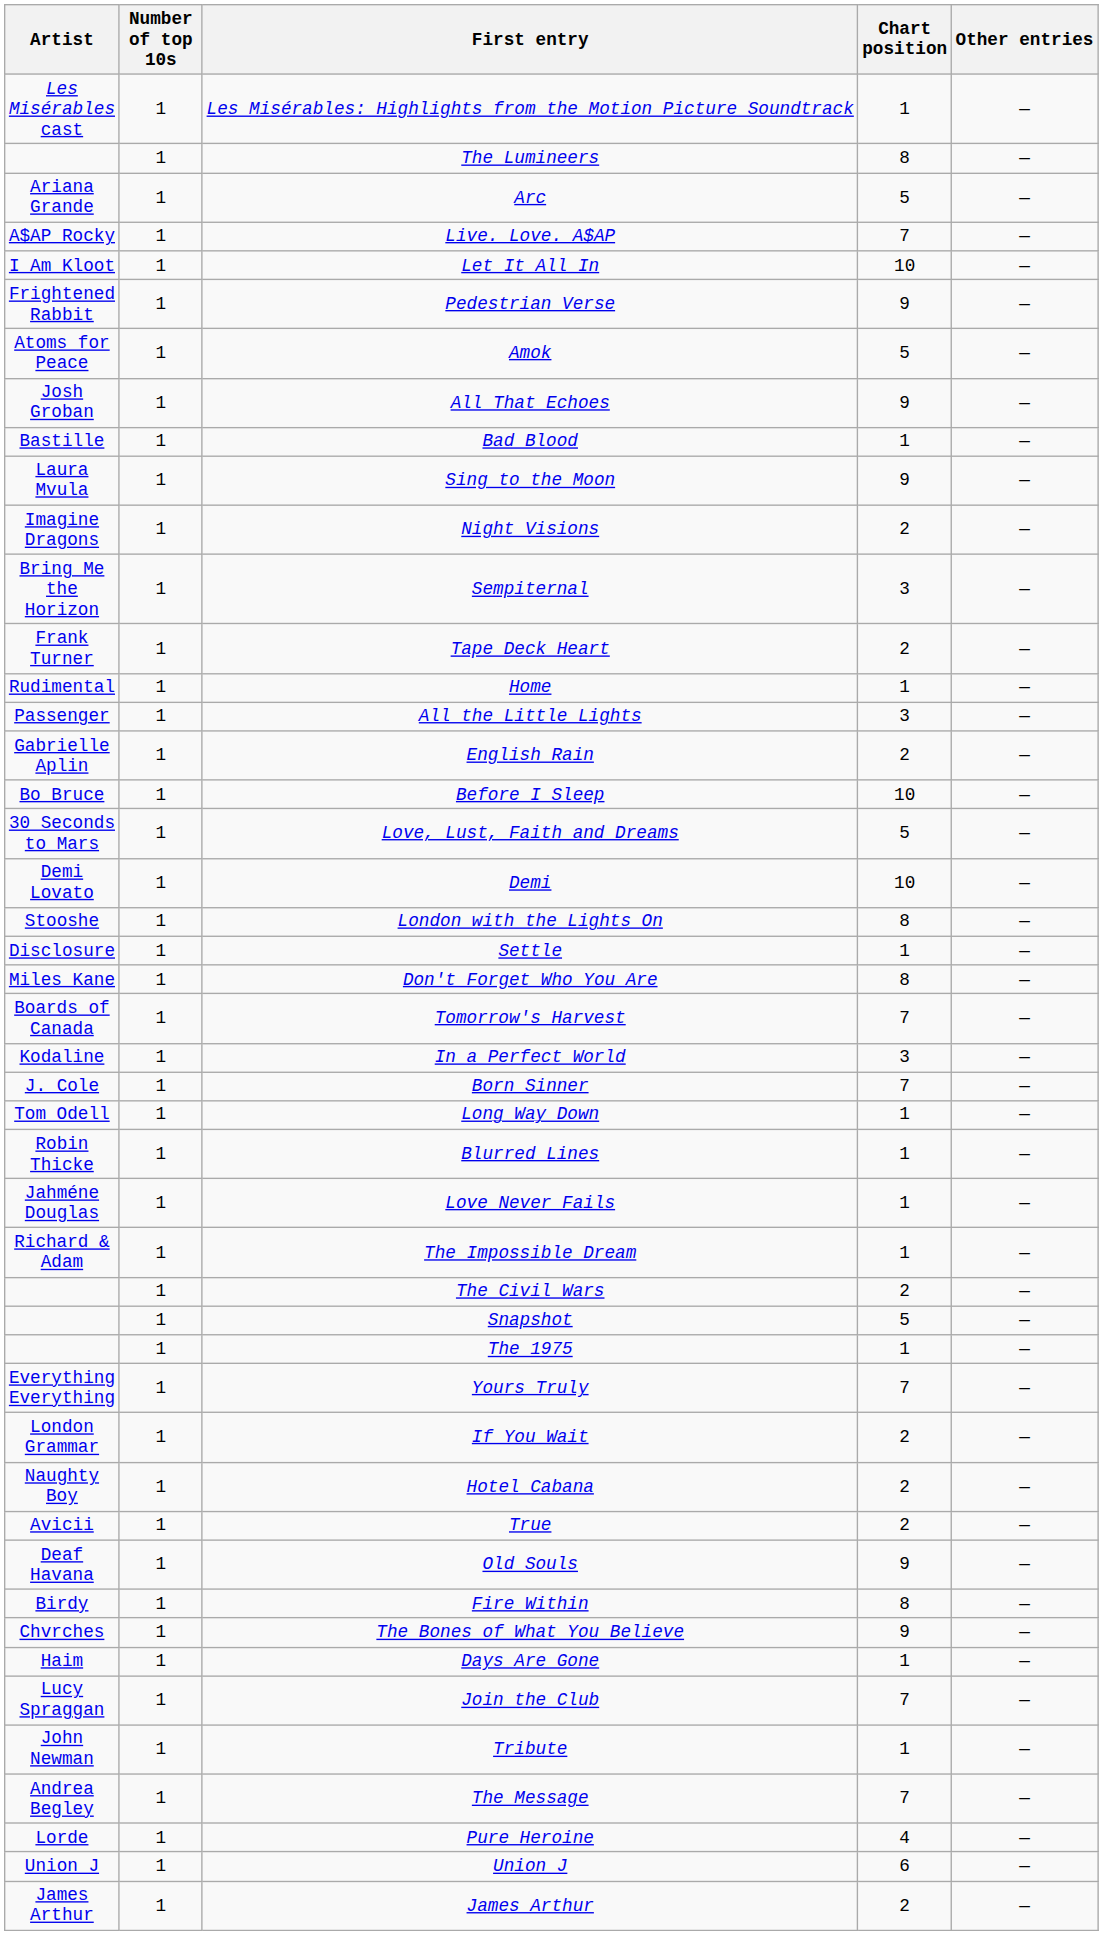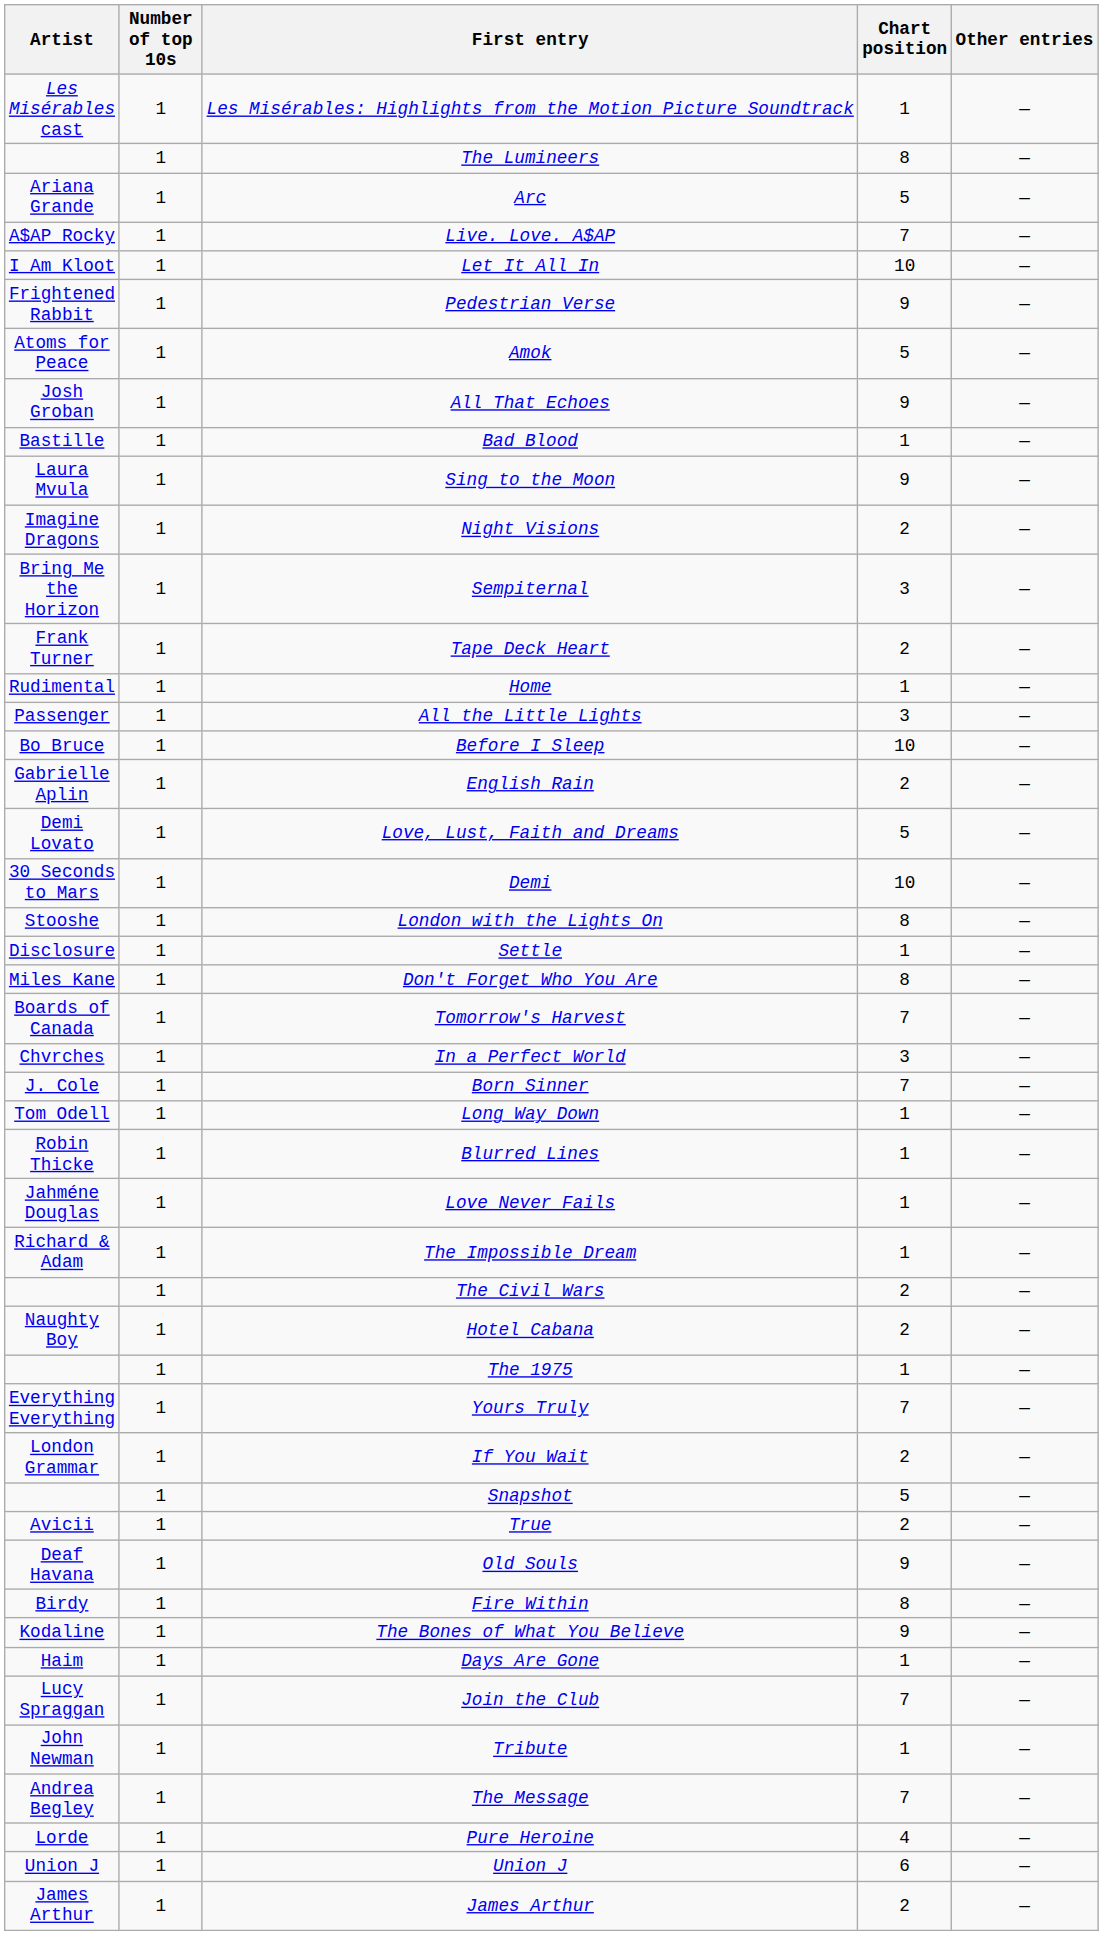rows swapped: (530, 795) <-> (530, 756)
(62, 834) 30 Seconds to Mars -> (62, 834) Demi Lovato
(62, 883) Demi Lovato -> (62, 883) 30 Seconds to Mars
(62, 1057) Kodaline -> (62, 1057) Chvrches
rows swapped: (530, 1487) <-> (530, 1320)
(62, 1632) Chvrches -> (62, 1632) Kodaline
